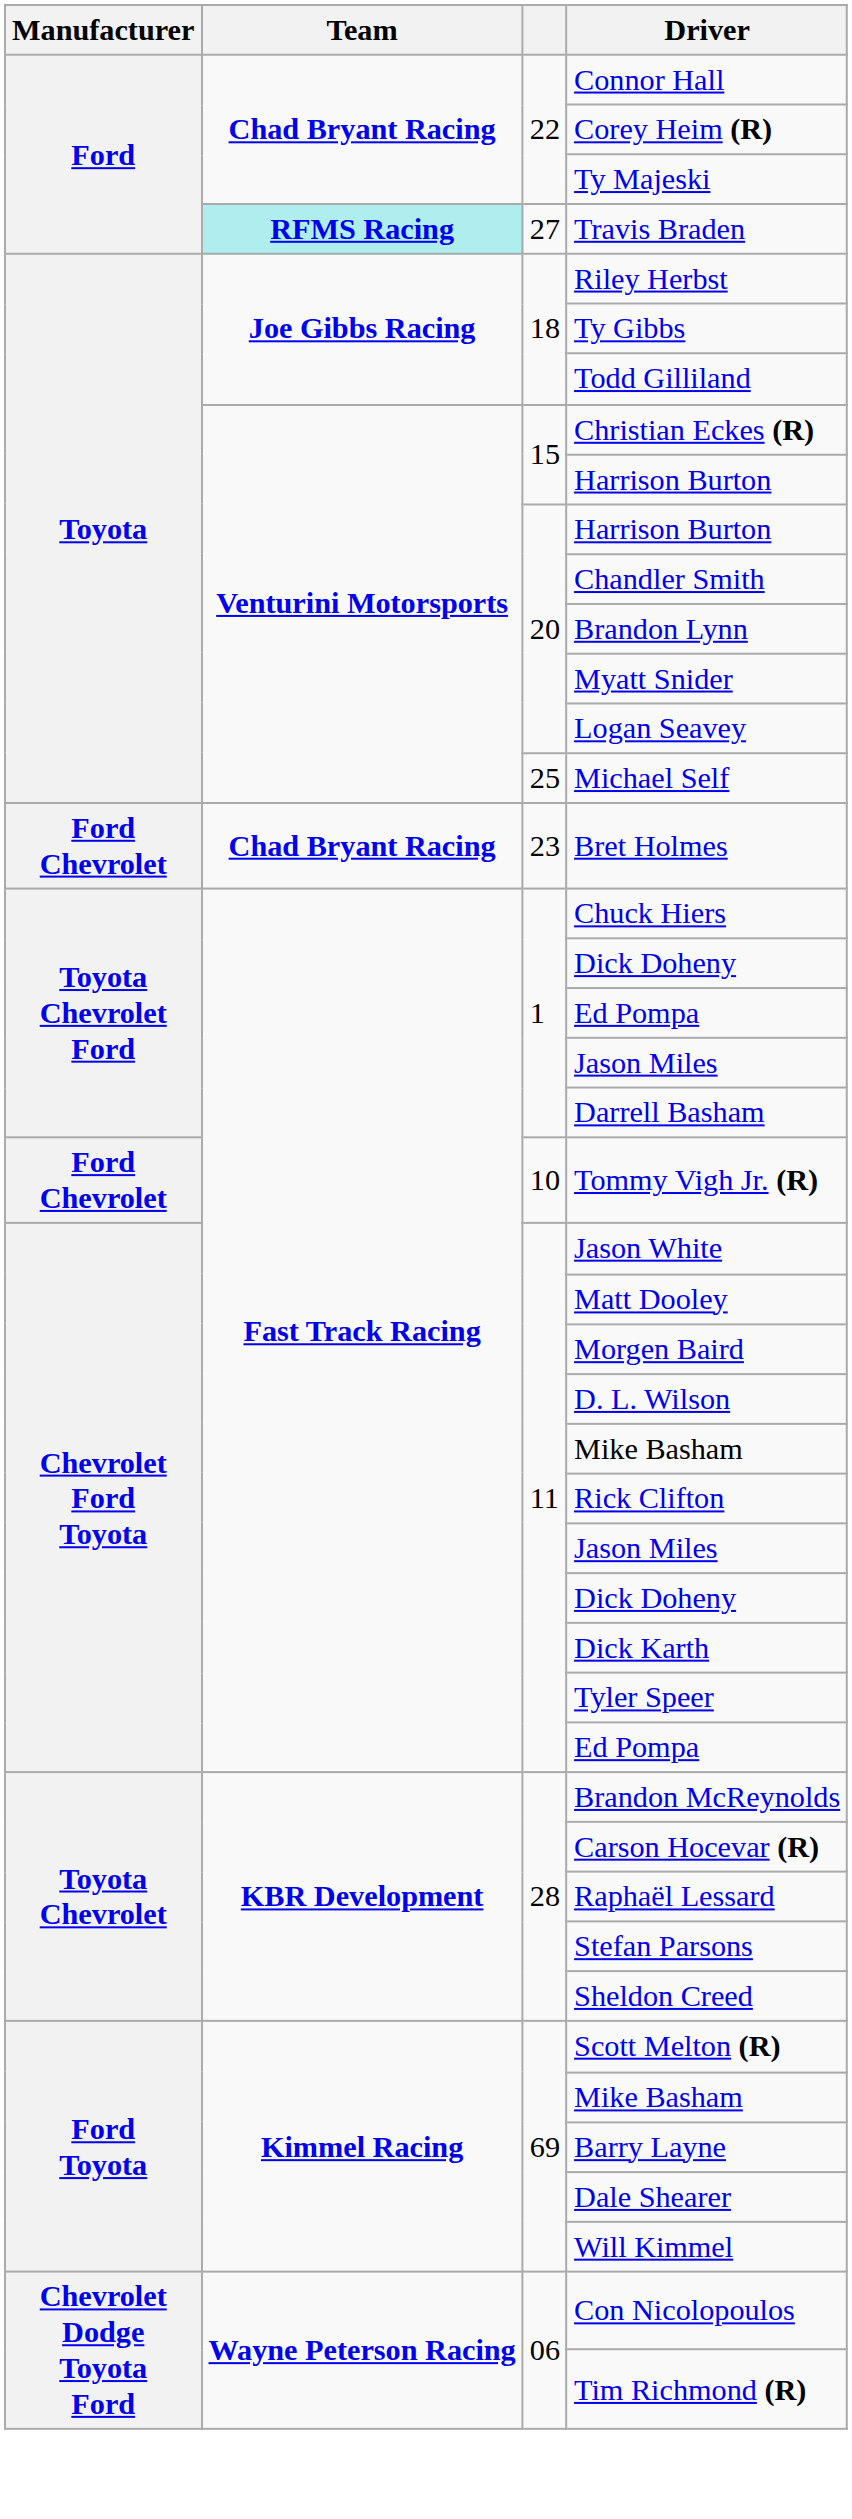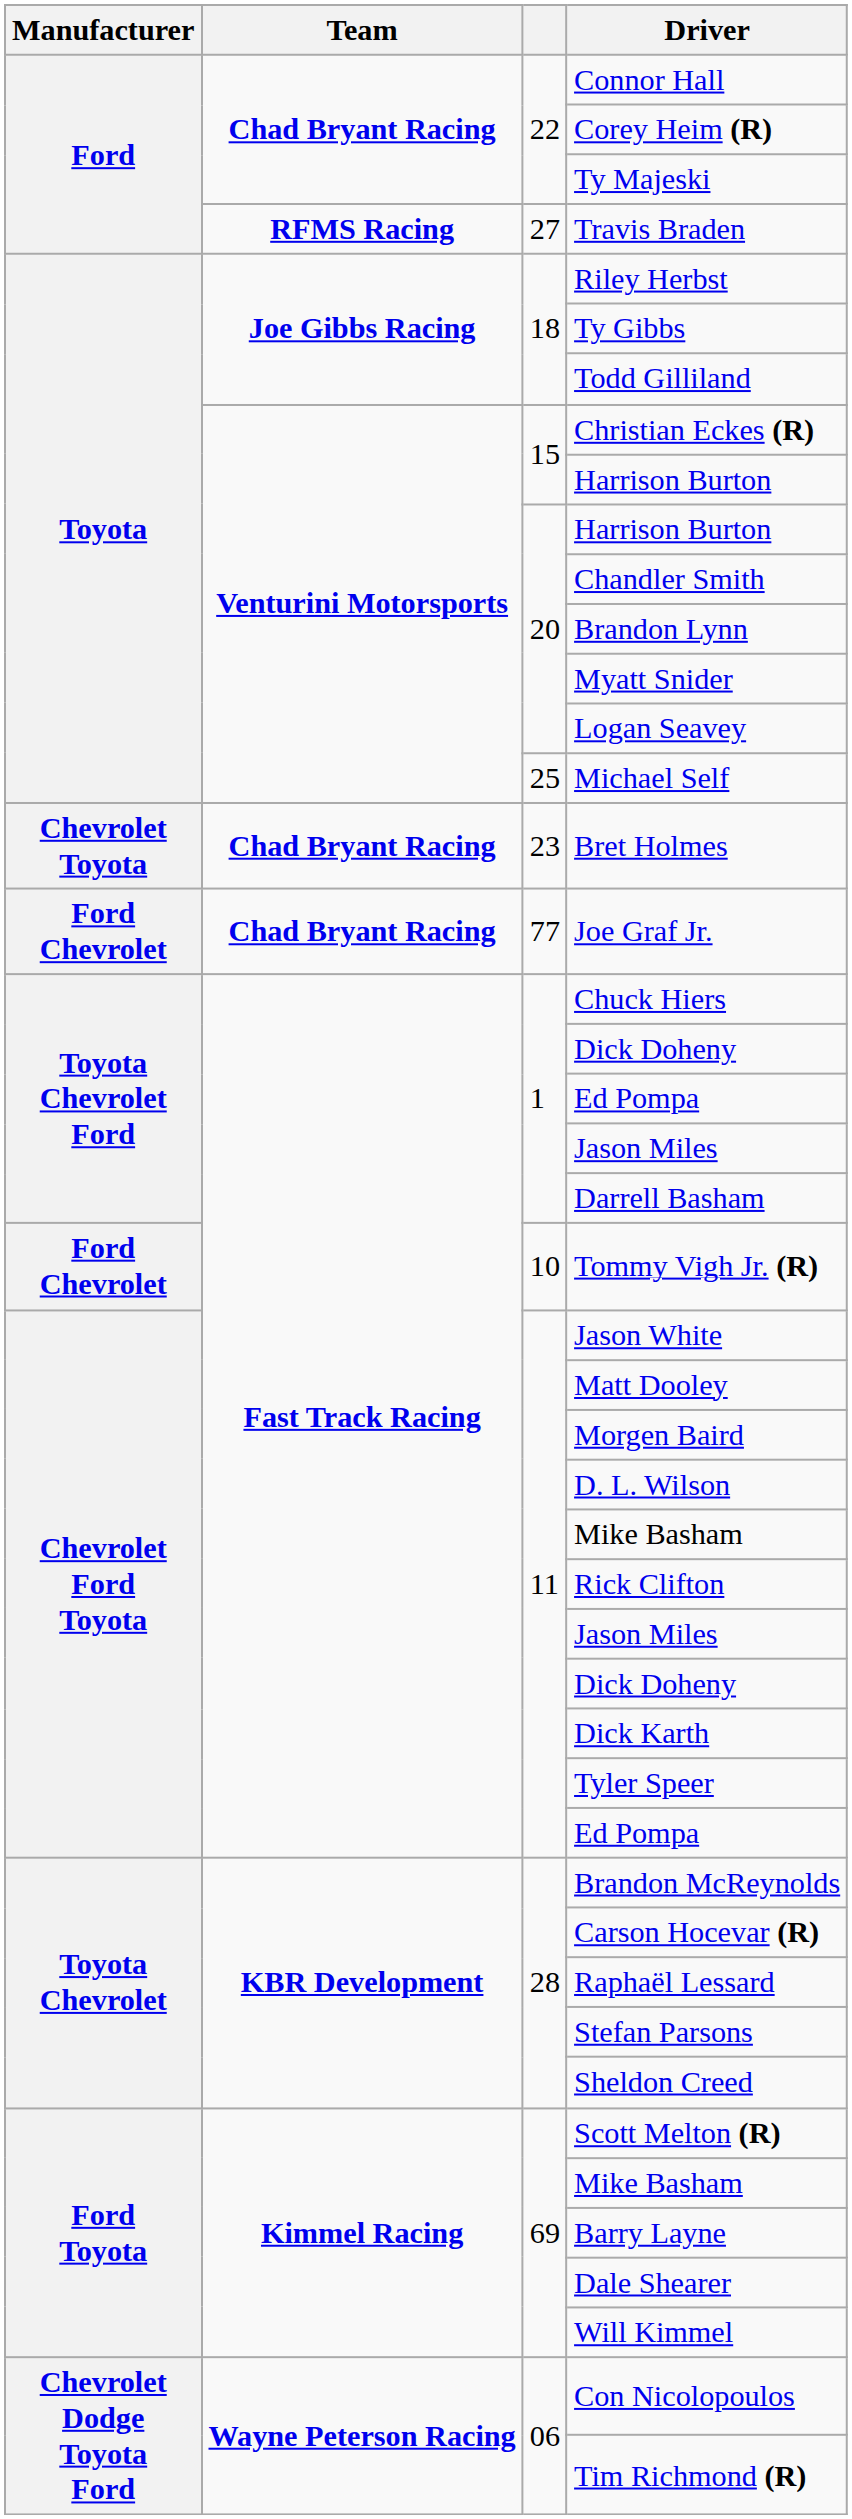(362, 229) paleturquoise background -> (362, 229) no background
(103, 845) Ford Chevrolet -> (103, 845) Chevrolet Toyota
+ row: (545, 931)
